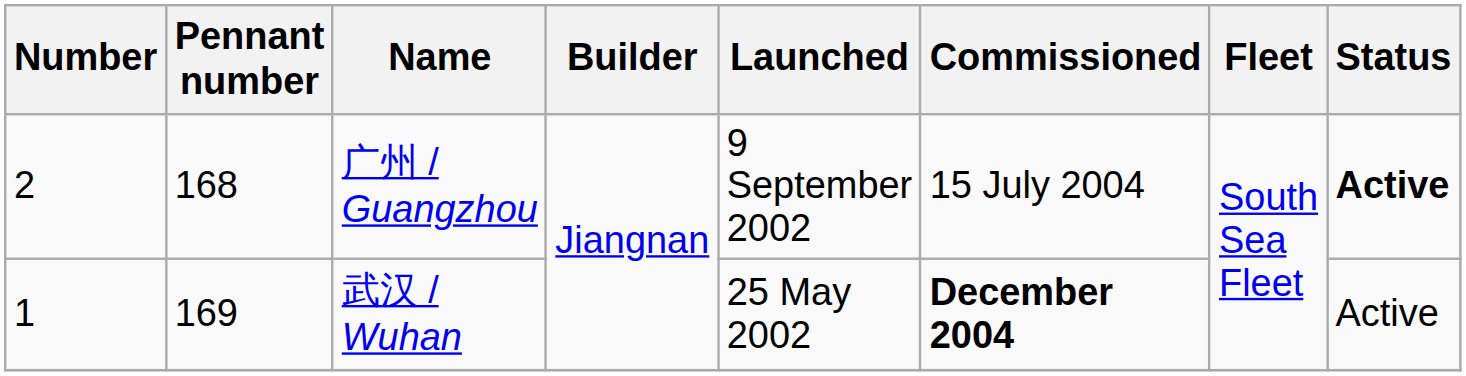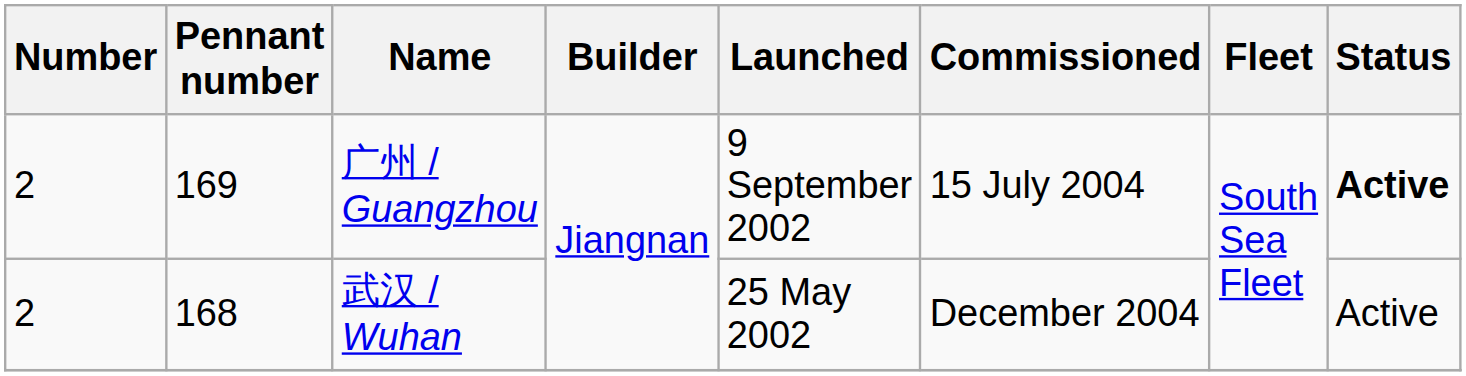(206, 185) 168 -> (206, 185) 169
(24, 313) 1 -> (24, 313) 2
(206, 313) 169 -> (206, 313) 168
(1021, 313) bold -> (1065, 313) normal
